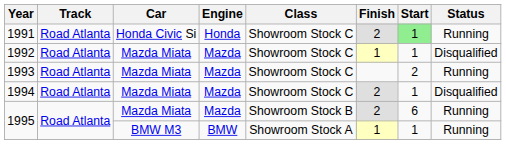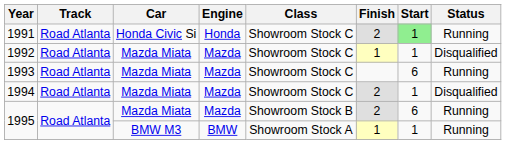(415, 72) 2 -> (415, 72) 6
